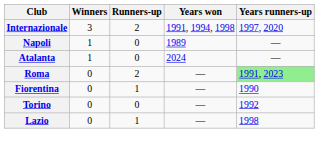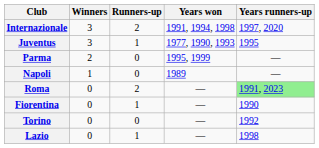+ row: (37, 43)
+ row: (37, 58)
- row: (37, 58)
